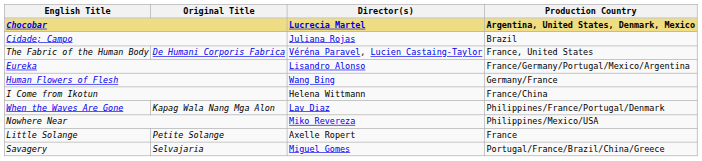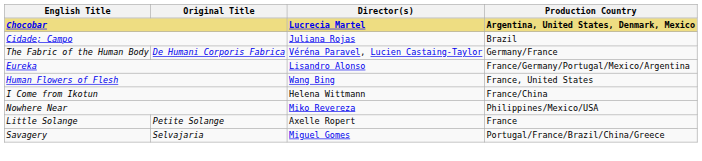(540, 53) France, United States -> (522, 53) Germany/France
(522, 80) Germany/France -> (540, 80) France, United States
- row: (65, 108)
